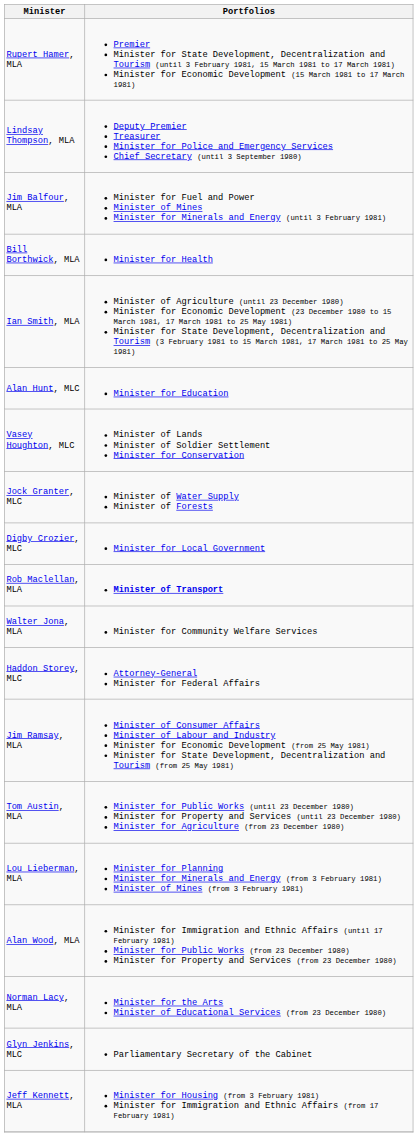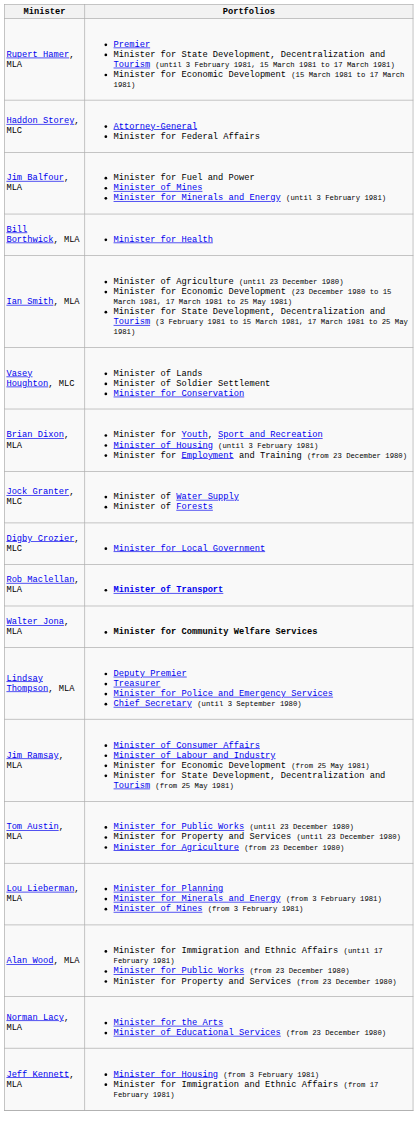rows swapped: (40, 136) <-> (43, 674)
- row: (43, 388)
+ row: (38, 440)
(249, 632) normal -> (249, 632) bold
- row: (40, 1049)
